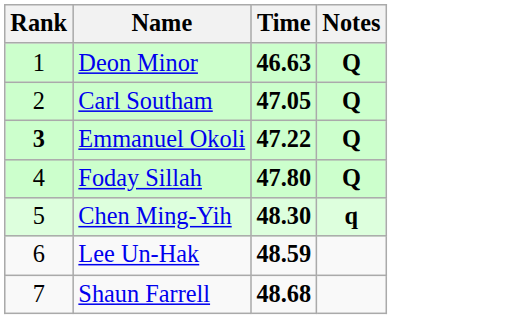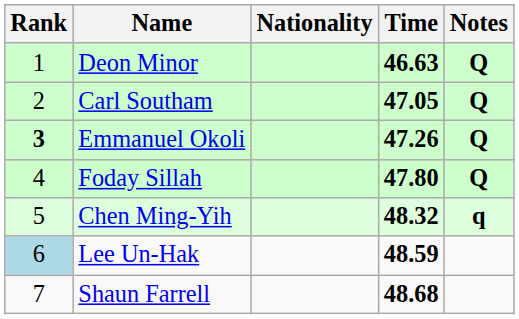+ column: (315, 23)
(284, 139) 47.22 -> (411, 139) 47.26
(284, 216) 48.30 -> (411, 216) 48.32
(39, 255) no background -> (39, 255) lightblue background
